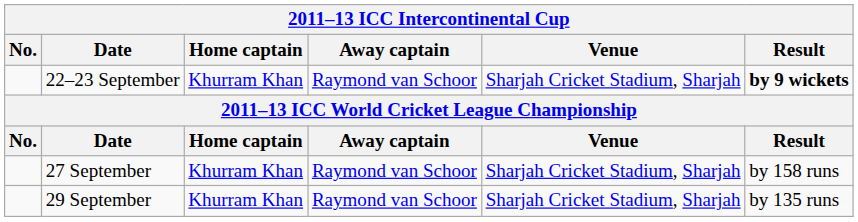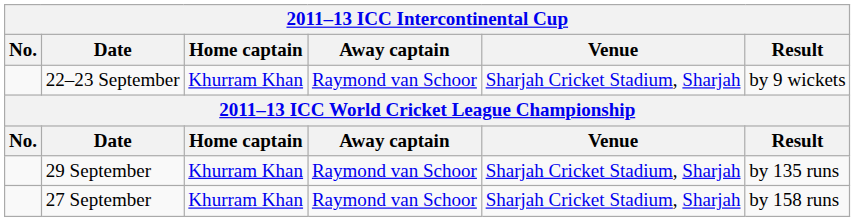(799, 79) bold -> (797, 79) normal
rows swapped: (98, 170) <-> (98, 200)
